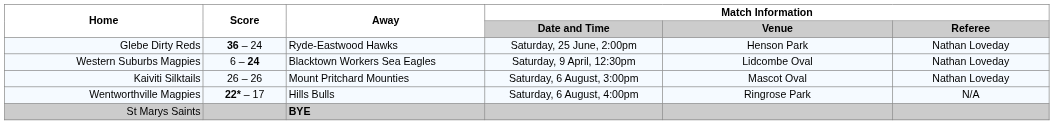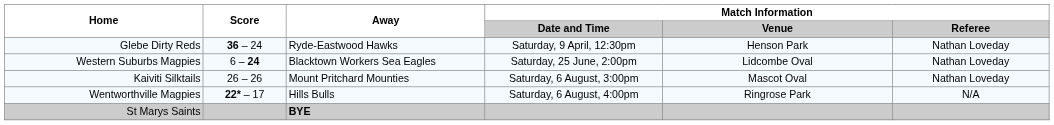(574, 45) Saturday, 25 June, 2:00pm -> (574, 45) Saturday, 9 April, 12:30pm
(574, 62) Saturday, 9 April, 12:30pm -> (574, 62) Saturday, 25 June, 2:00pm
